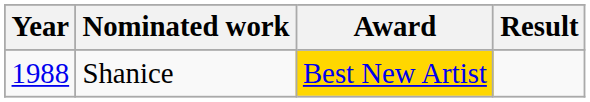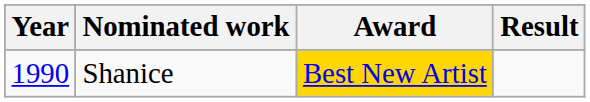(40, 73) 1988 -> (40, 73) 1990
